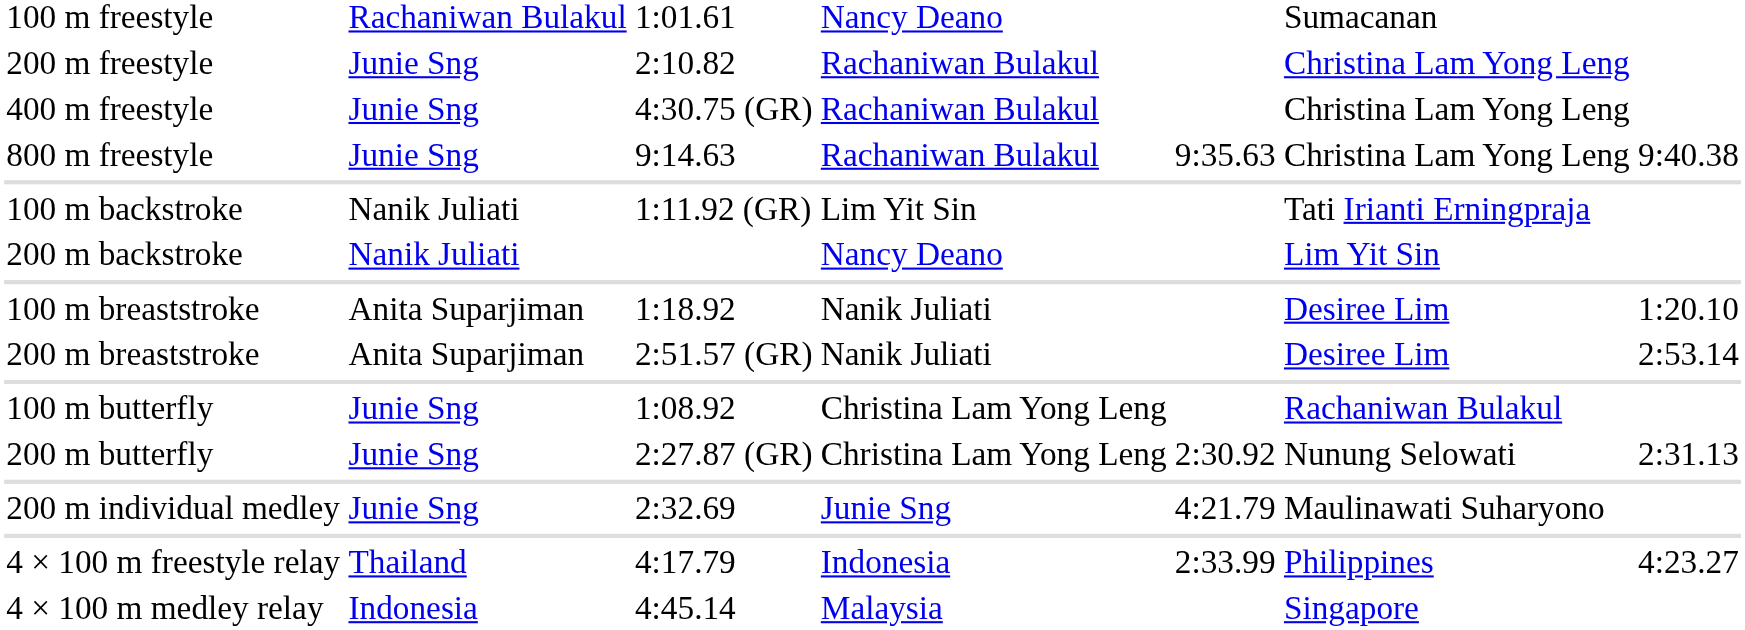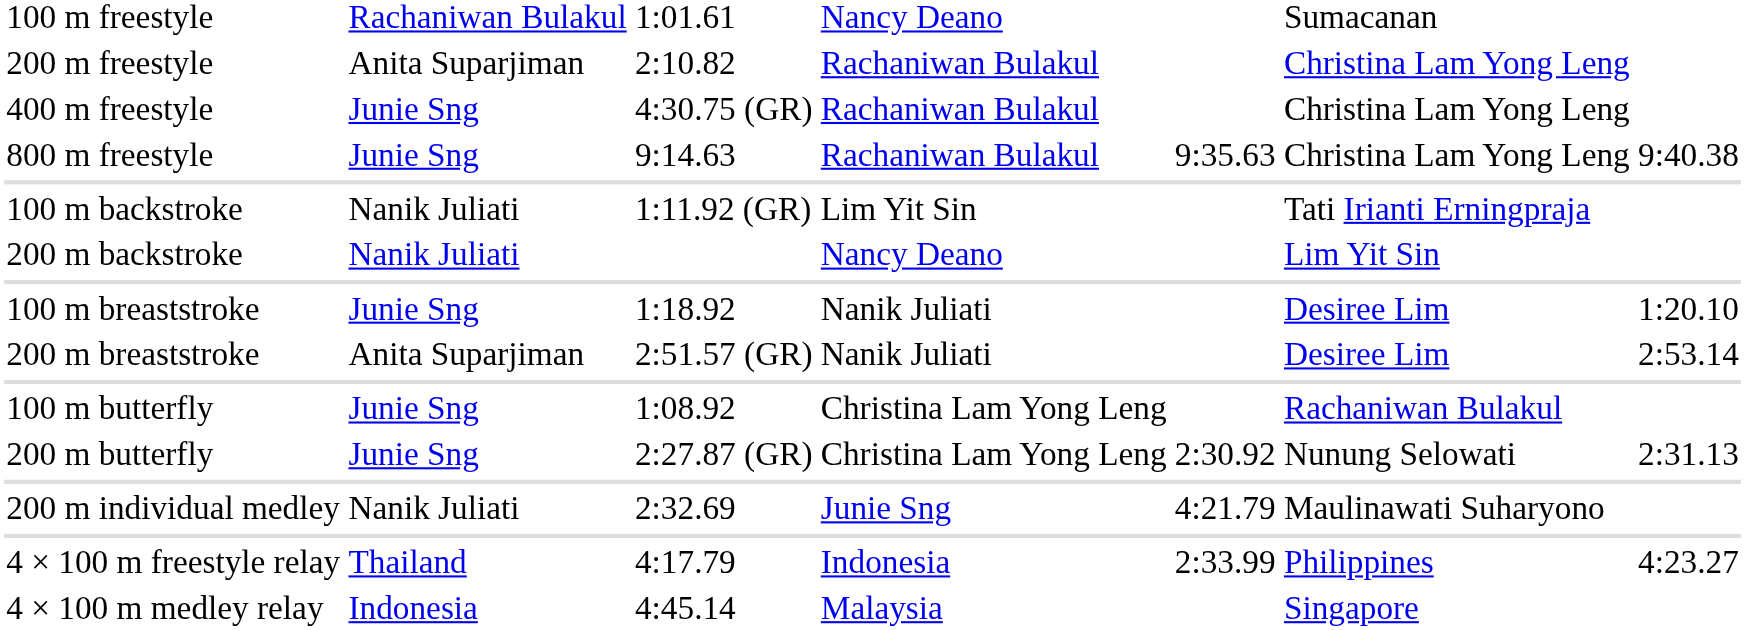(414, 63) Junie Sng -> (466, 63) Anita Suparjiman
(466, 308) Anita Suparjiman -> (414, 308) Junie Sng
(414, 508) Junie Sng -> (434, 508) Nanik Juliati
